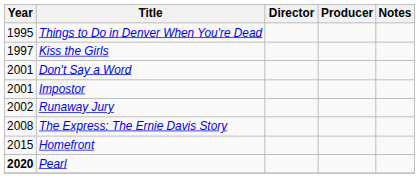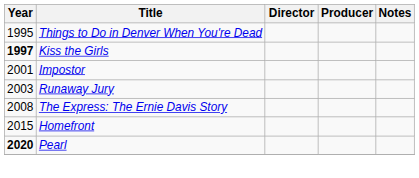(20, 51) normal -> (20, 51) bold
- row: (85, 70)
(20, 107) 2002 -> (20, 88) 2003
